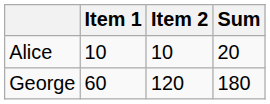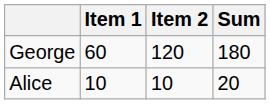rows swapped: (31, 51) <-> (42, 83)
